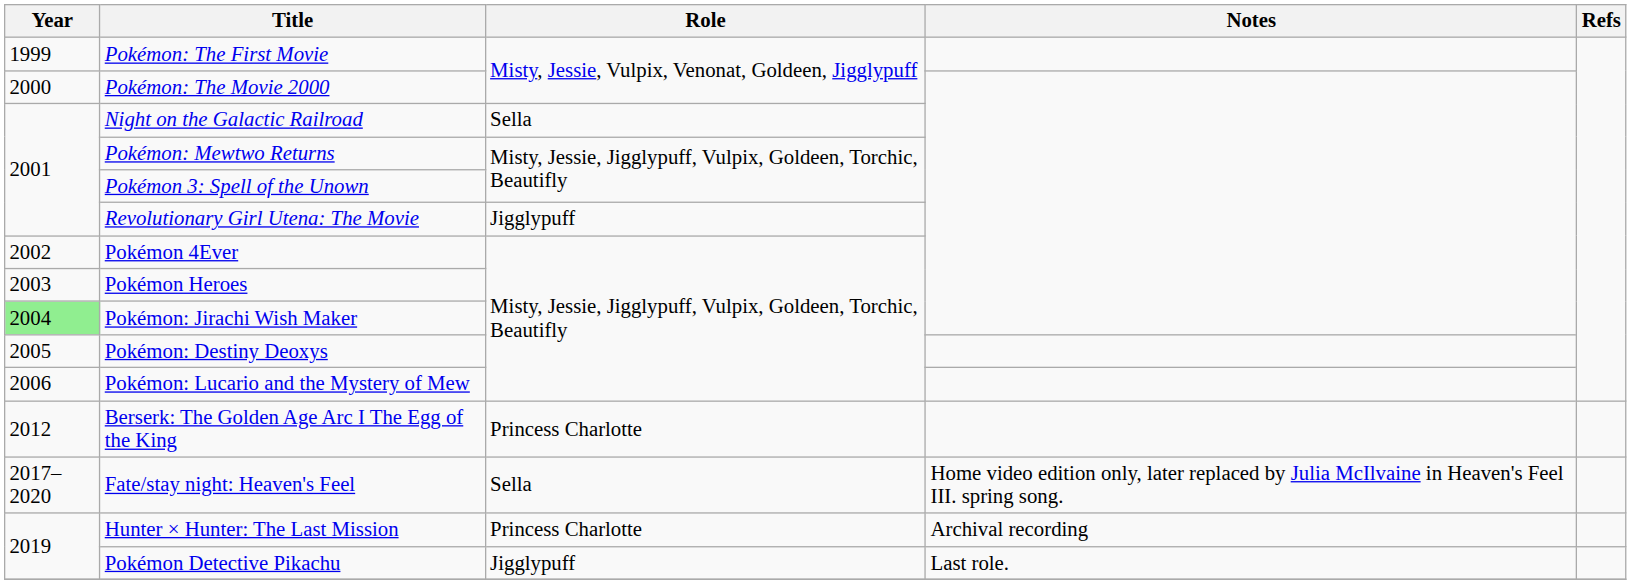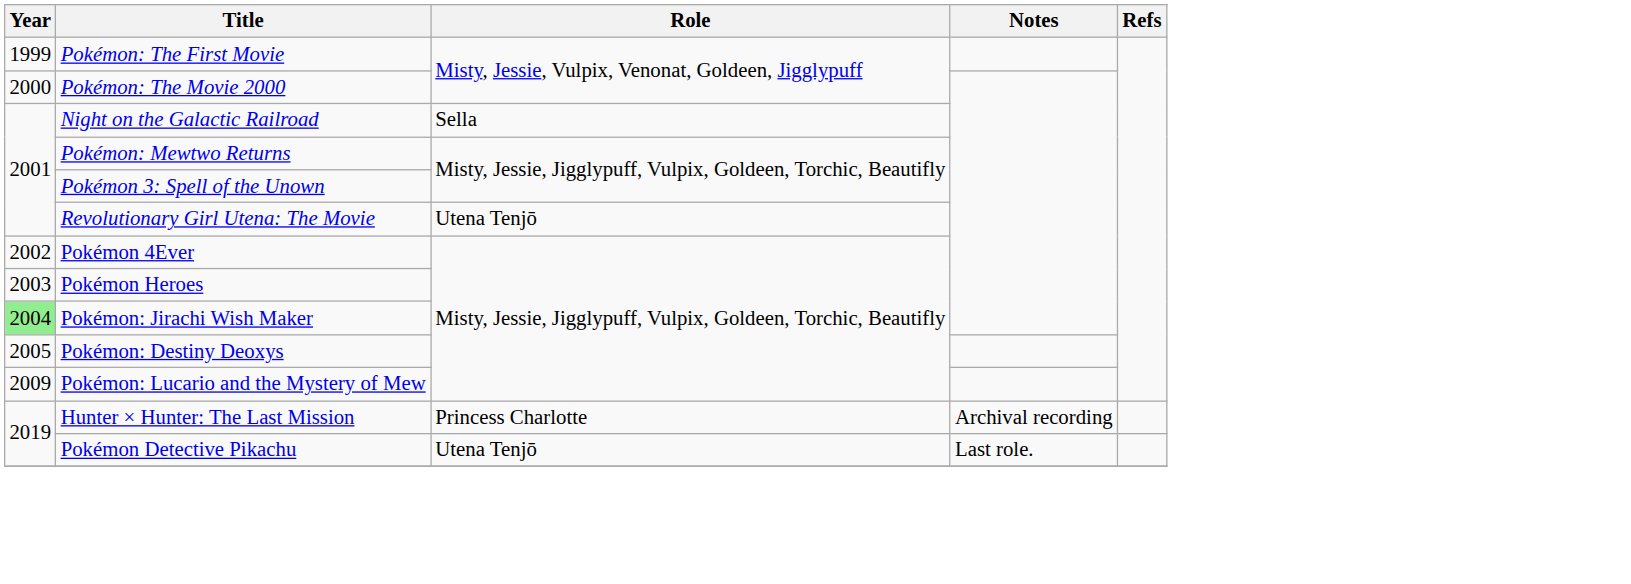(533, 218) Jigglypuff -> (486, 218) Utena Tenjō
(30, 383) 2006 -> (30, 383) 2009
- row: (284, 428)
- row: (230, 484)
(533, 562) Jigglypuff -> (486, 449) Utena Tenjō
